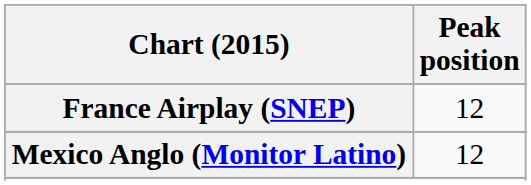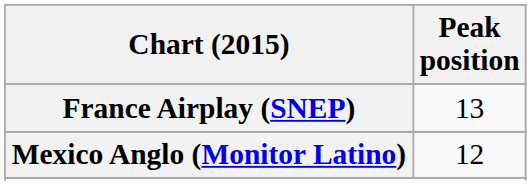(470, 107) 12 -> (470, 107) 13
